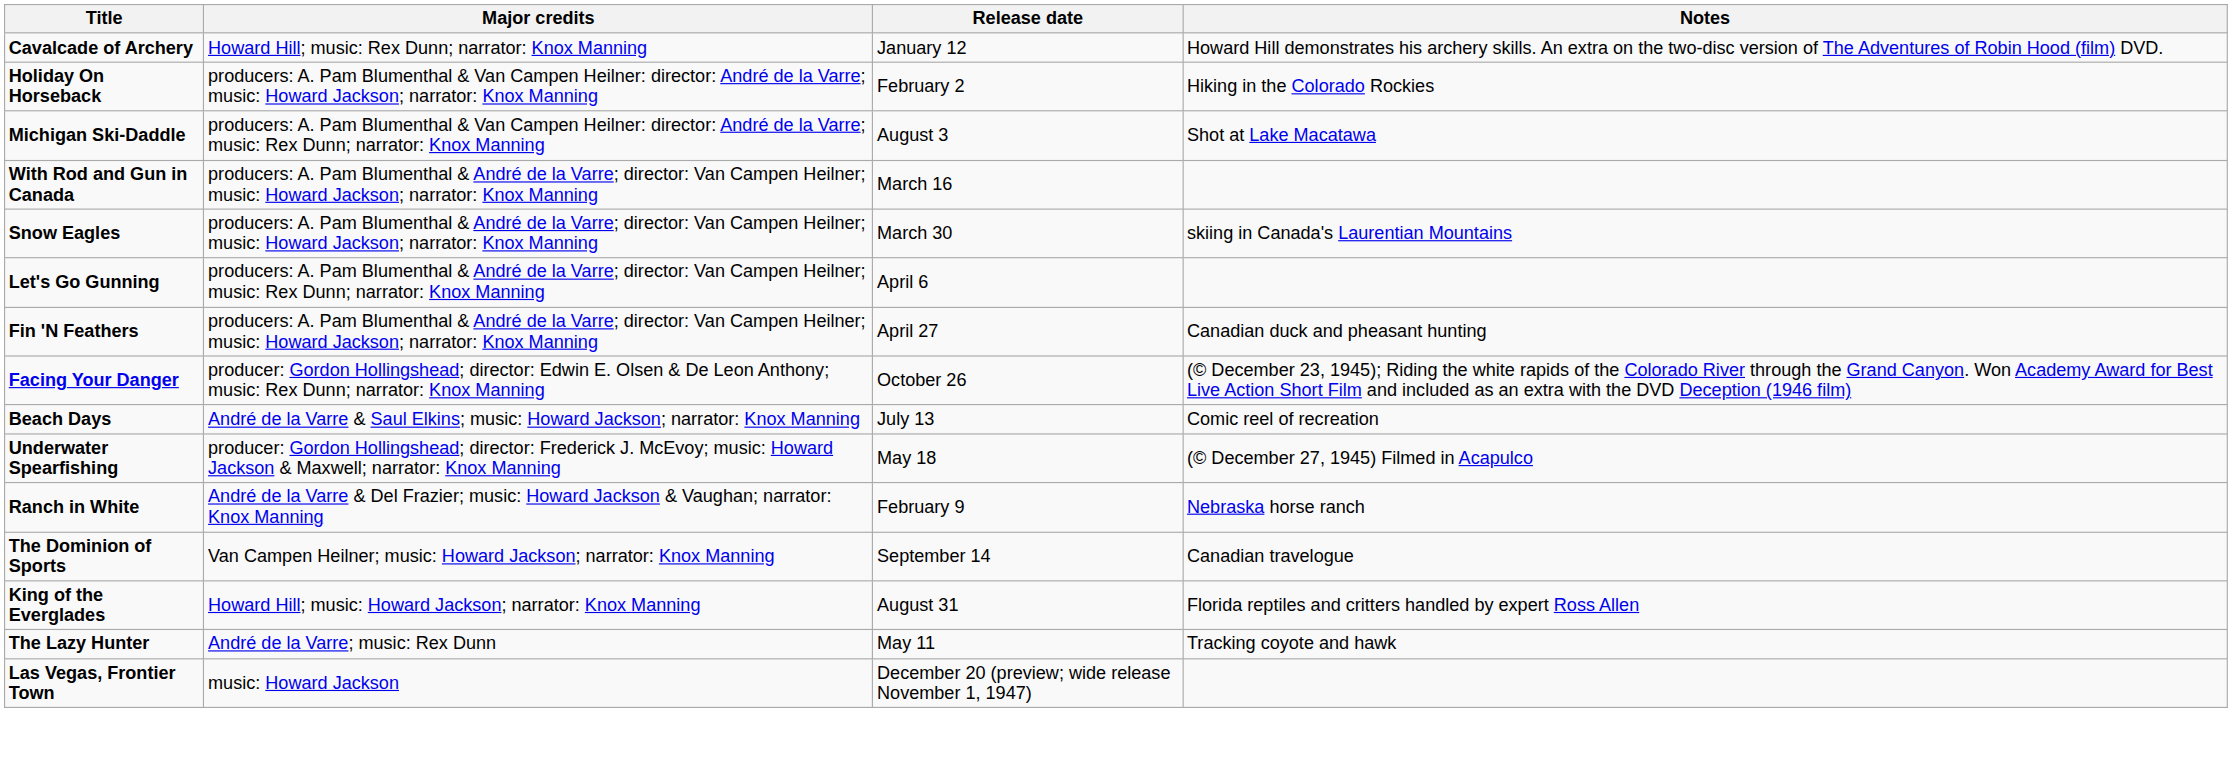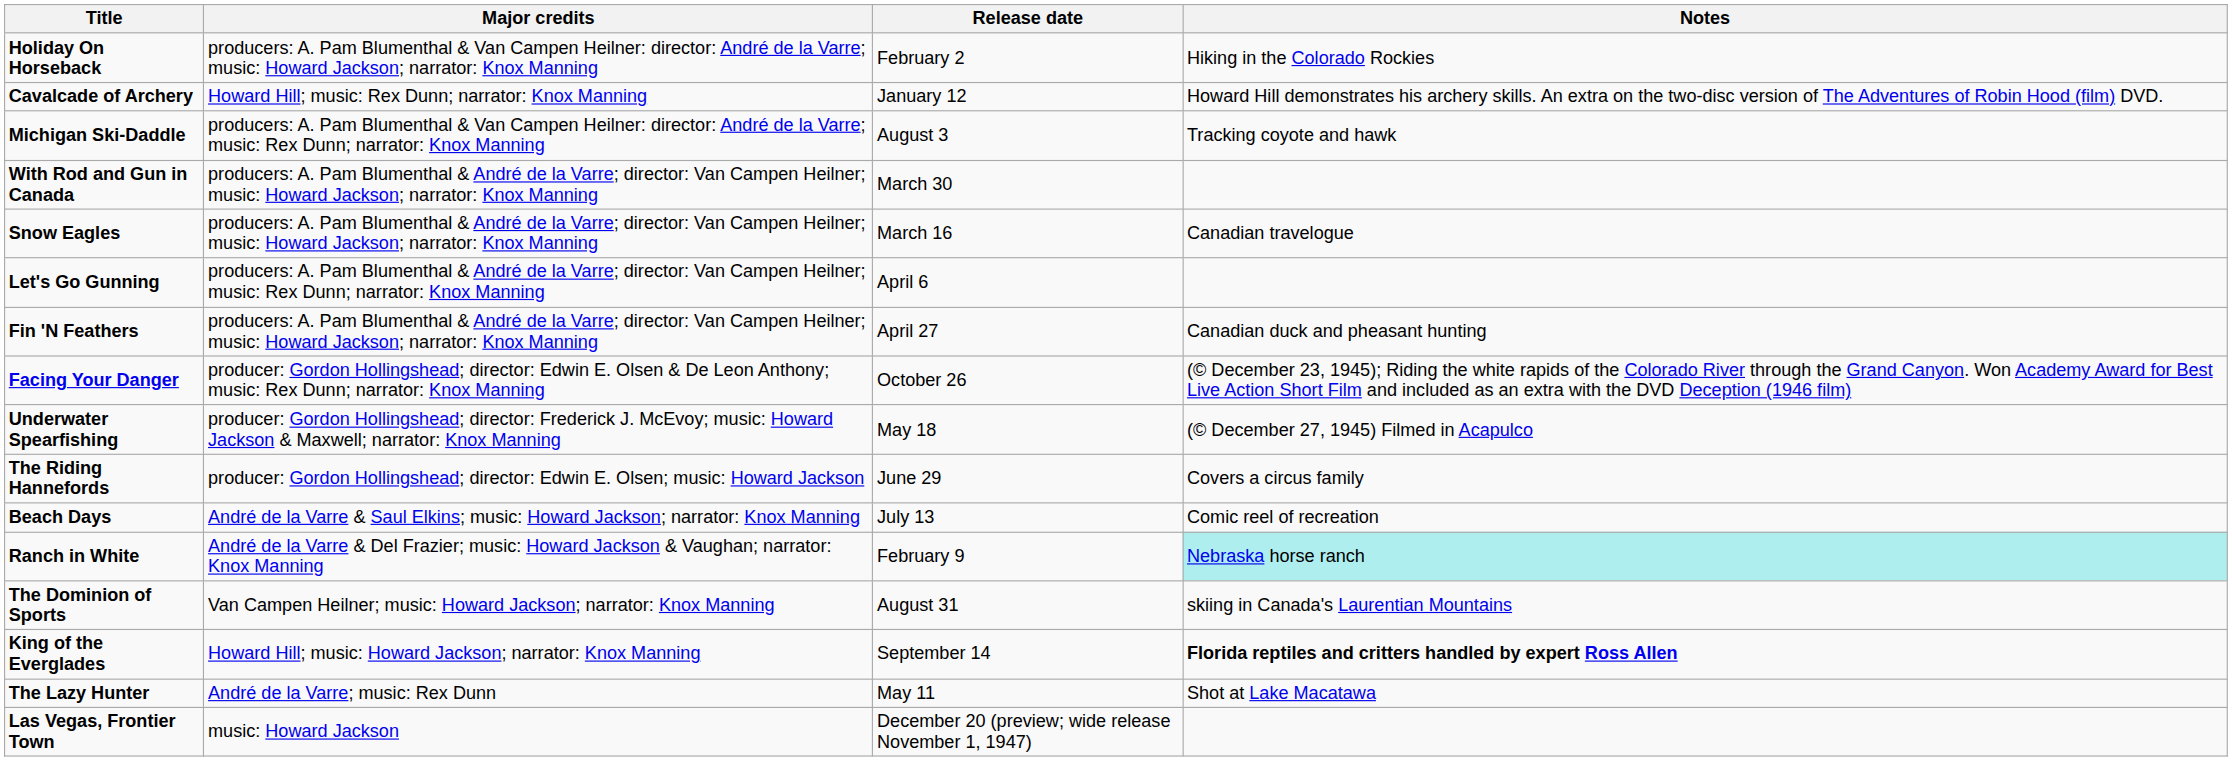rows swapped: (101, 47) <-> (56, 86)
(1281, 135) Shot at Lake Macatawa -> (1292, 135) Tracking coyote and hawk
(915, 184) March 16 -> (915, 184) March 30
(915, 233) March 30 -> (915, 233) March 16
(1350, 233) skiing in Canada's Laurentian Mountains -> (1270, 233) Canadian travelogue
rows swapped: (63, 458) <-> (60, 419)
+ row: (59, 478)
(1276, 507) no background -> (1276, 556) paleturquoise background
(934, 556) September 14 -> (918, 605) August 31
(1270, 556) Canadian travelogue -> (1350, 605) skiing in Canada's Laurentian Mountains
(918, 605) August 31 -> (934, 654) September 14
(1413, 605) normal -> (1432, 654) bold
(1292, 644) Tracking coyote and hawk -> (1281, 693) Shot at Lake Macatawa
